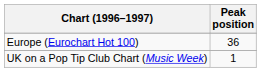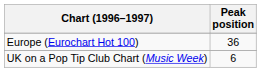(233, 59) 1 -> (233, 59) 6
